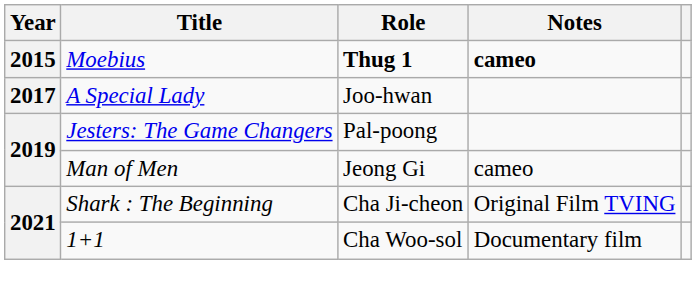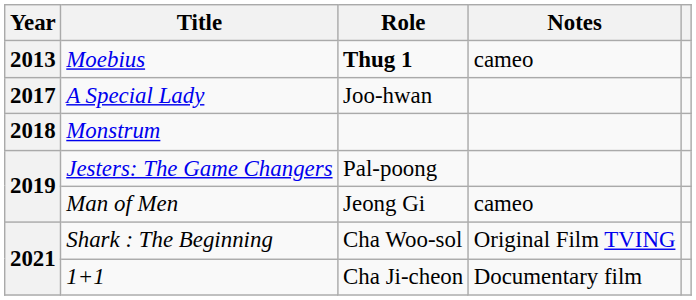(33, 58) 2015 -> (33, 58) 2013
(505, 58) bold -> (504, 58) normal
+ row: (113, 131)
(403, 204) Cha Ji-cheon -> (403, 240) Cha Woo-sol
(403, 240) Cha Woo-sol -> (403, 276) Cha Ji-cheon
